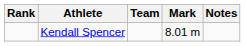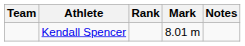columns swapped: (21, 13) <-> (145, 13)
